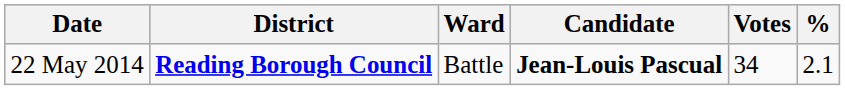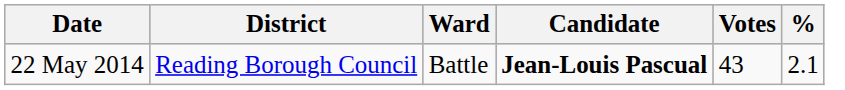(294, 63) bold -> (286, 63) normal
(746, 63) 34 -> (731, 63) 43
